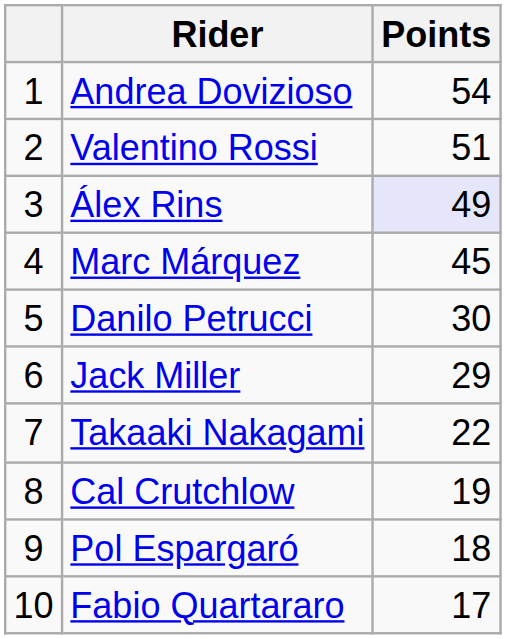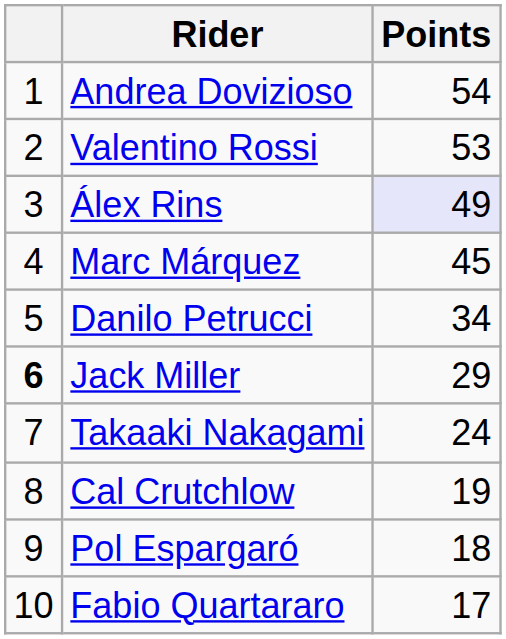(471, 148) 51 -> (471, 148) 53
(471, 319) 30 -> (471, 319) 34
(34, 376) normal -> (34, 376) bold
(471, 433) 22 -> (471, 433) 24
